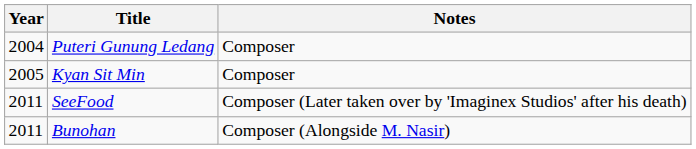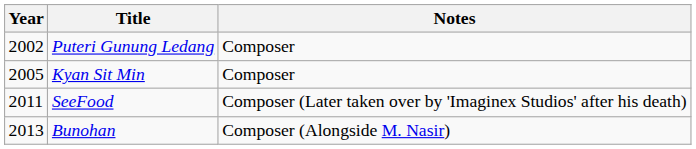(26, 46) 2004 -> (26, 46) 2002
(26, 130) 2011 -> (26, 130) 2013
